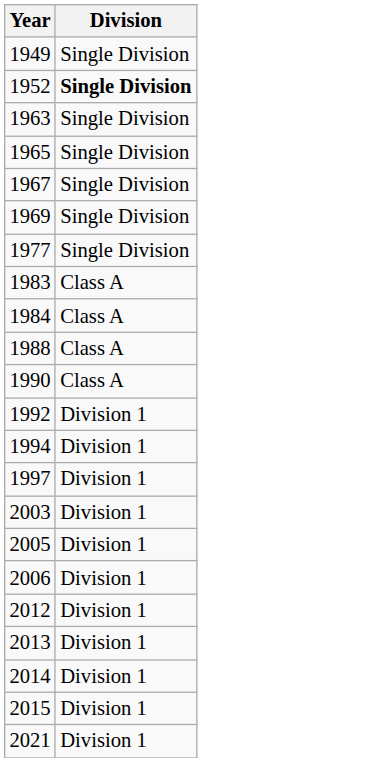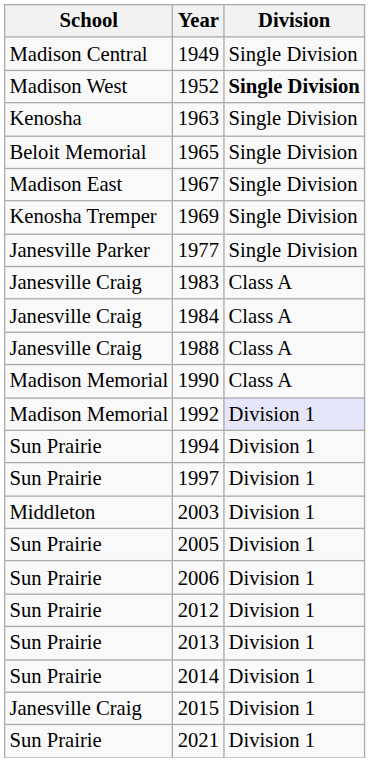+ column: (89, 20)
(103, 413) no background -> (272, 413) lavender background
